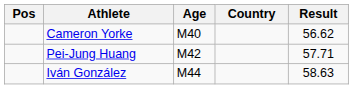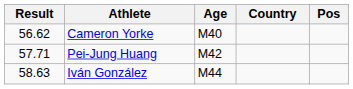columns swapped: (24, 14) <-> (318, 14)
